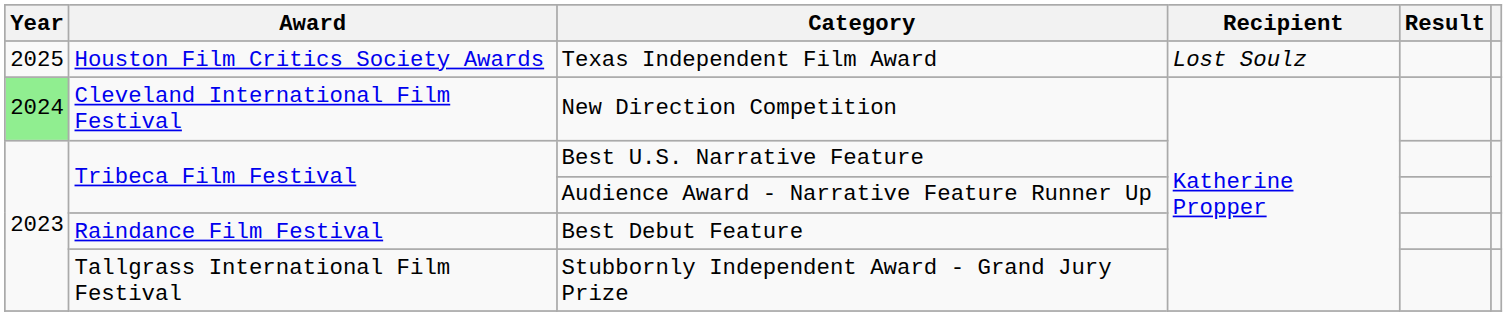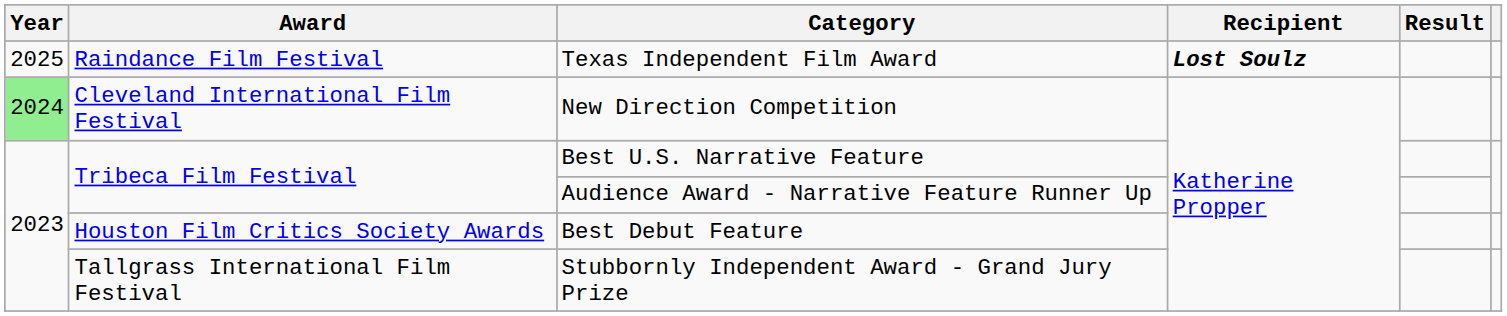(309, 60) Houston Film Critics Society Awards -> (229, 60) Raindance Film Festival
(1240, 60) normal -> (1240, 60) bold
(229, 231) Raindance Film Festival -> (309, 231) Houston Film Critics Society Awards
